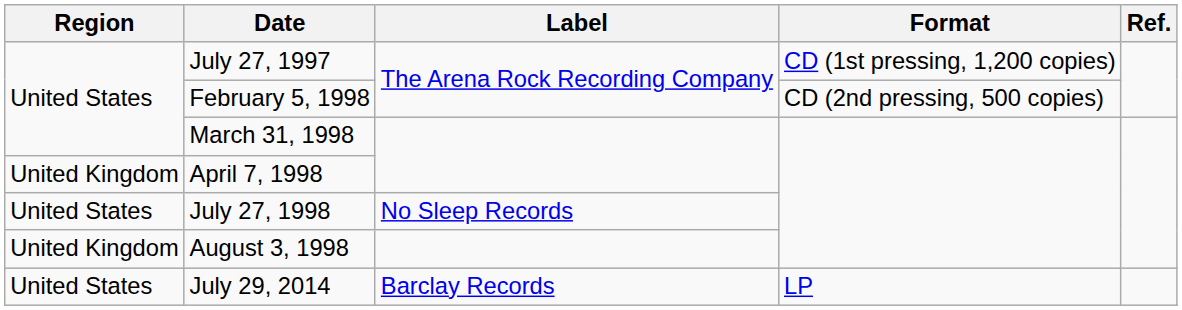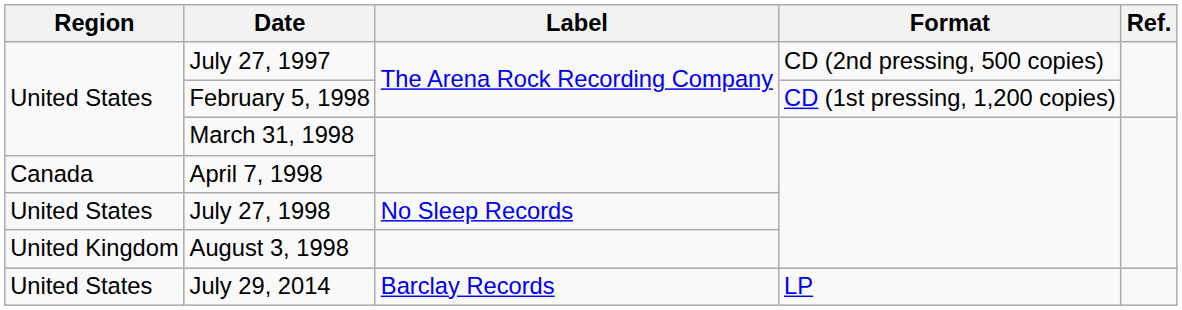(950, 60) CD (1st pressing, 1,200 copies) -> (944, 60) CD (2nd pressing, 500 copies)
(944, 98) CD (2nd pressing, 500 copies) -> (950, 98) CD (1st pressing, 1,200 copies)
(94, 173) United Kingdom -> (52, 173) Canada
